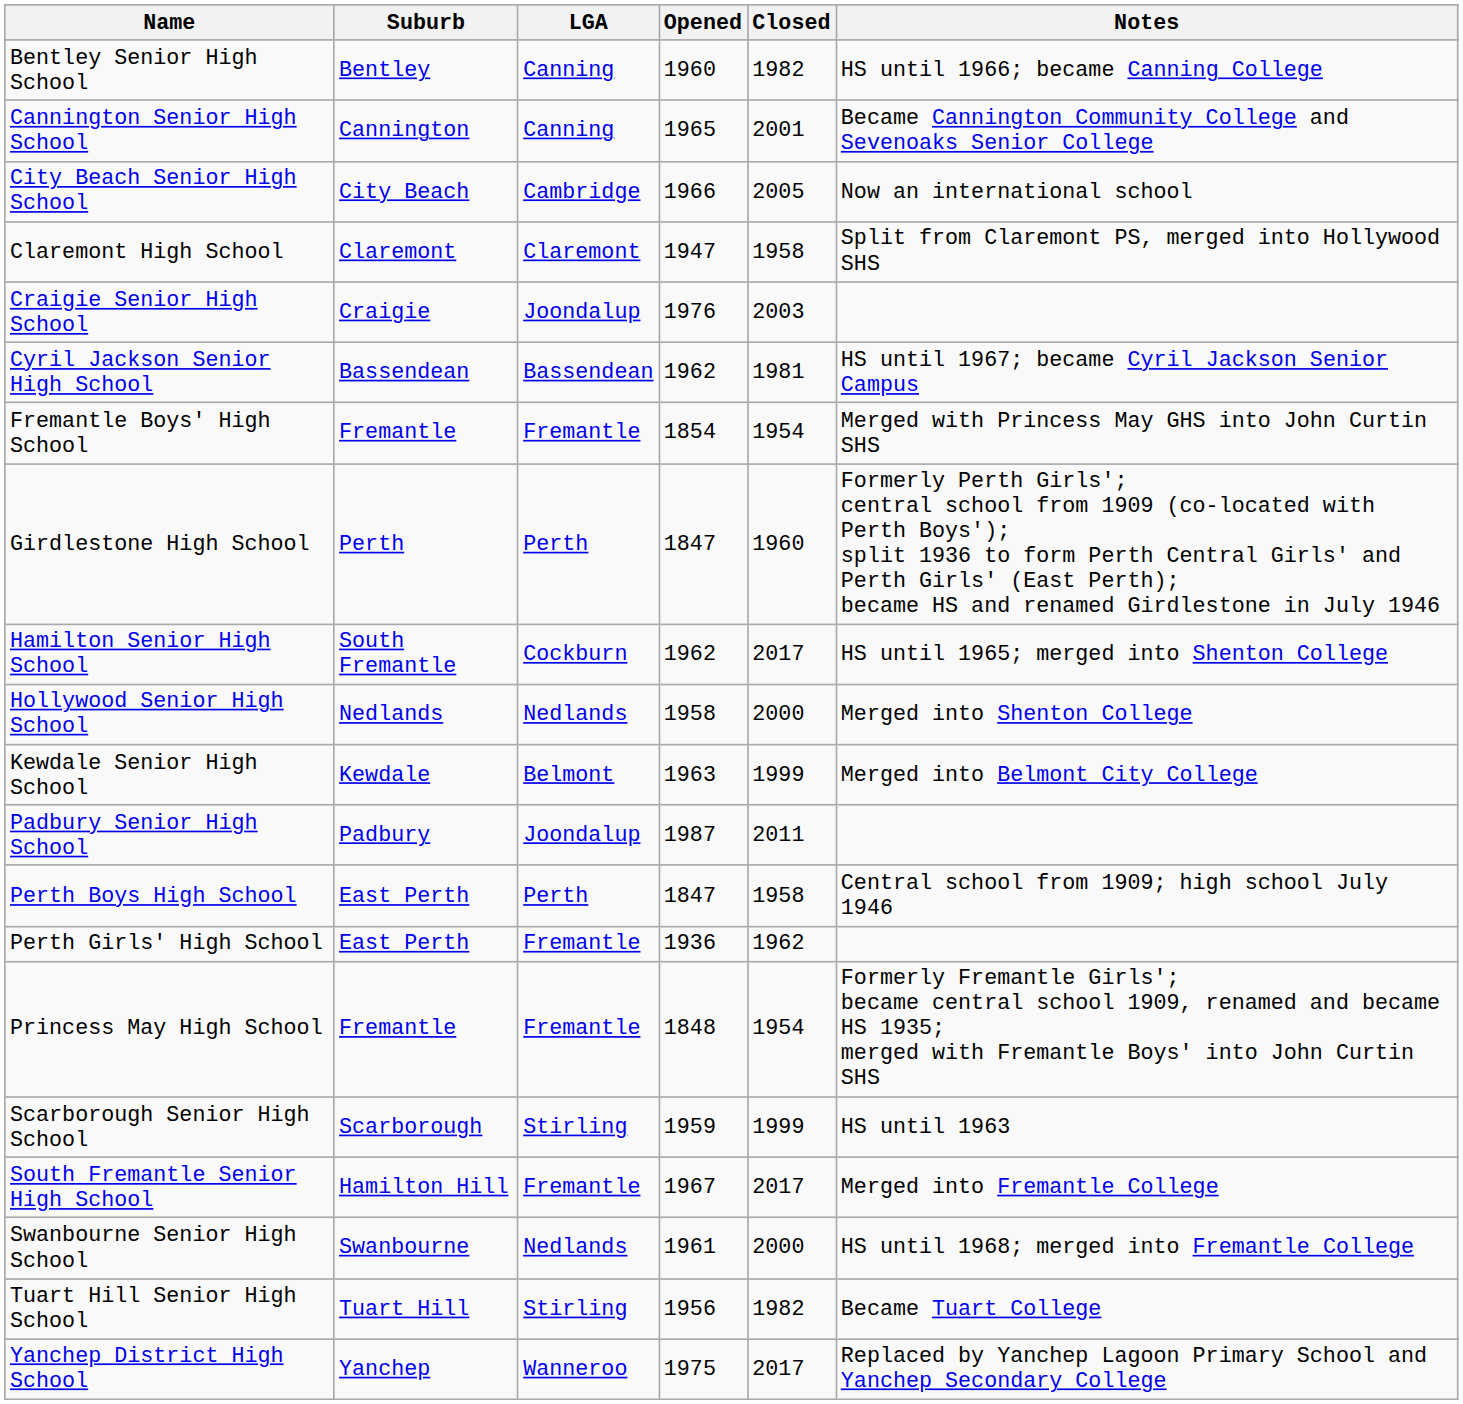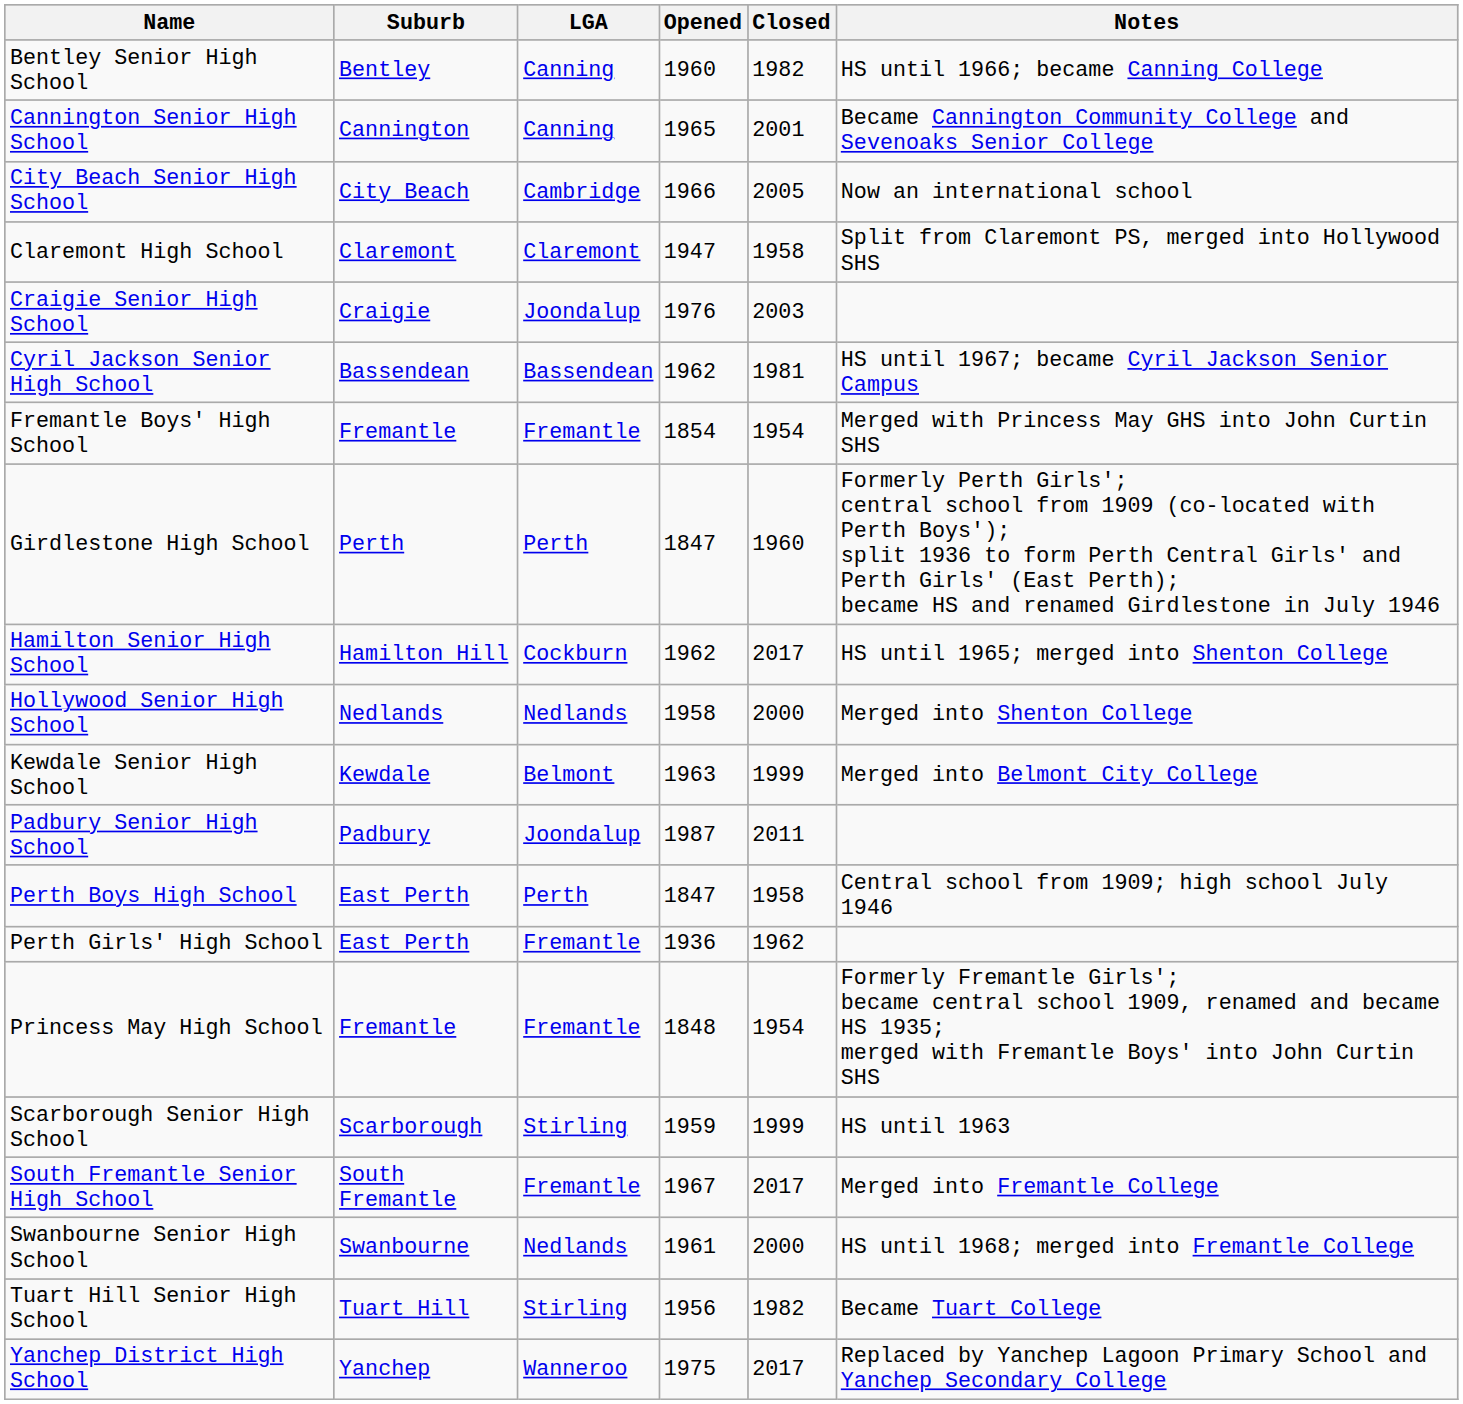(398, 654) South Fremantle -> (424, 654) Hamilton Hill
(424, 1188) Hamilton Hill -> (398, 1188) South Fremantle
